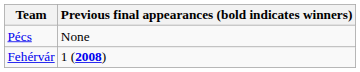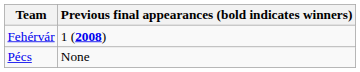rows swapped: (20, 36) <-> (31, 57)
